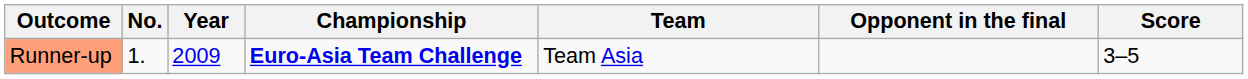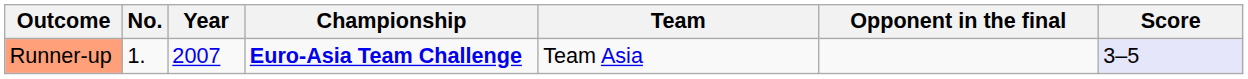(196, 55) 2009 -> (196, 55) 2007
(1121, 55) no background -> (1121, 55) lavender background
